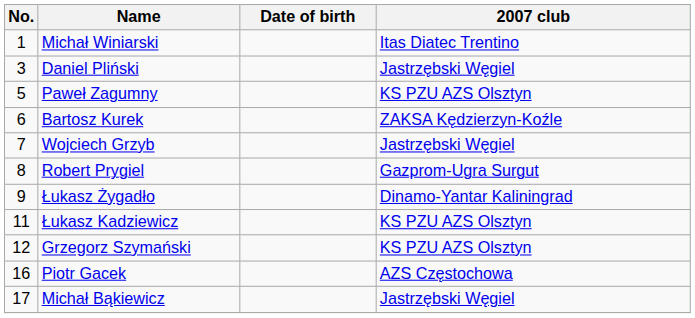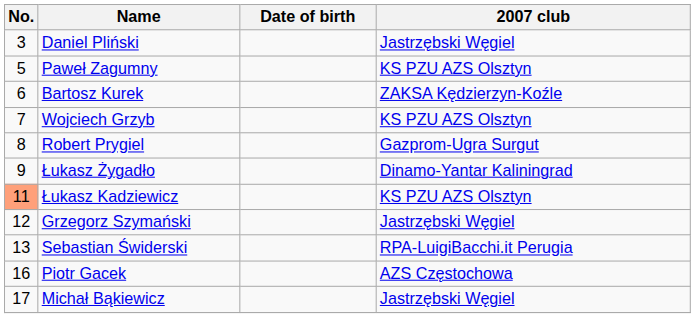- row: (100, 42)
(447, 145) Jastrzębski Węgiel -> (456, 119) KS PZU AZS Olsztyn
(21, 222) no background -> (21, 196) lightsalmon background
(456, 247) KS PZU AZS Olsztyn -> (447, 222) Jastrzębski Węgiel
+ row: (114, 247)
